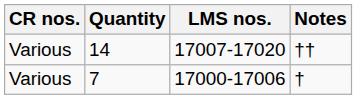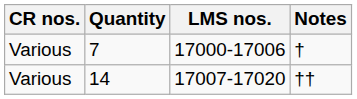rows swapped: (94, 79) <-> (99, 49)
